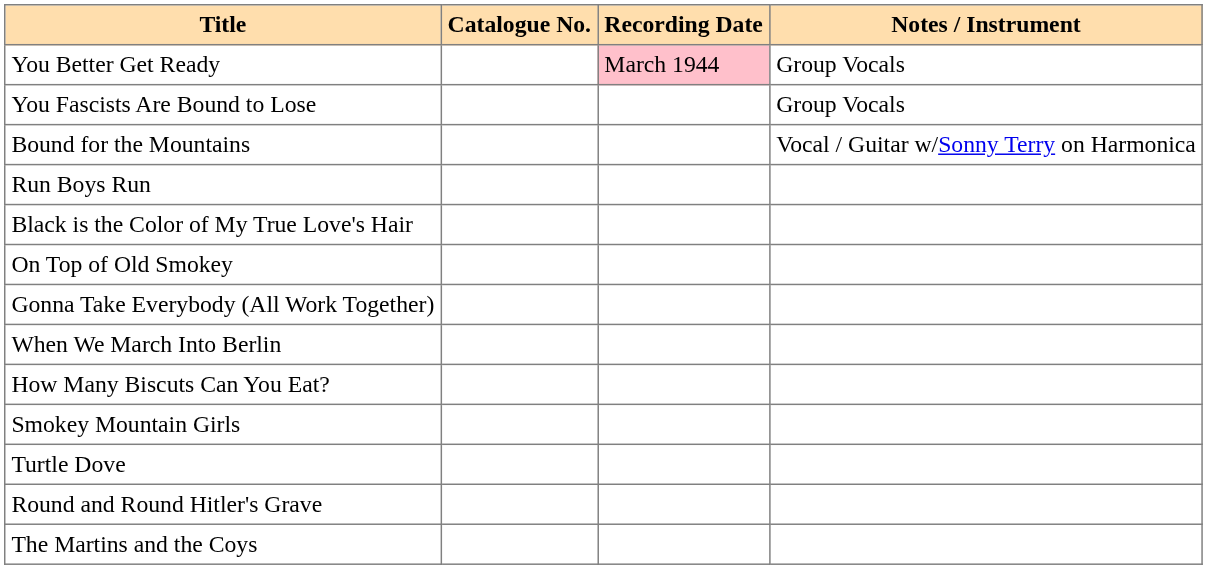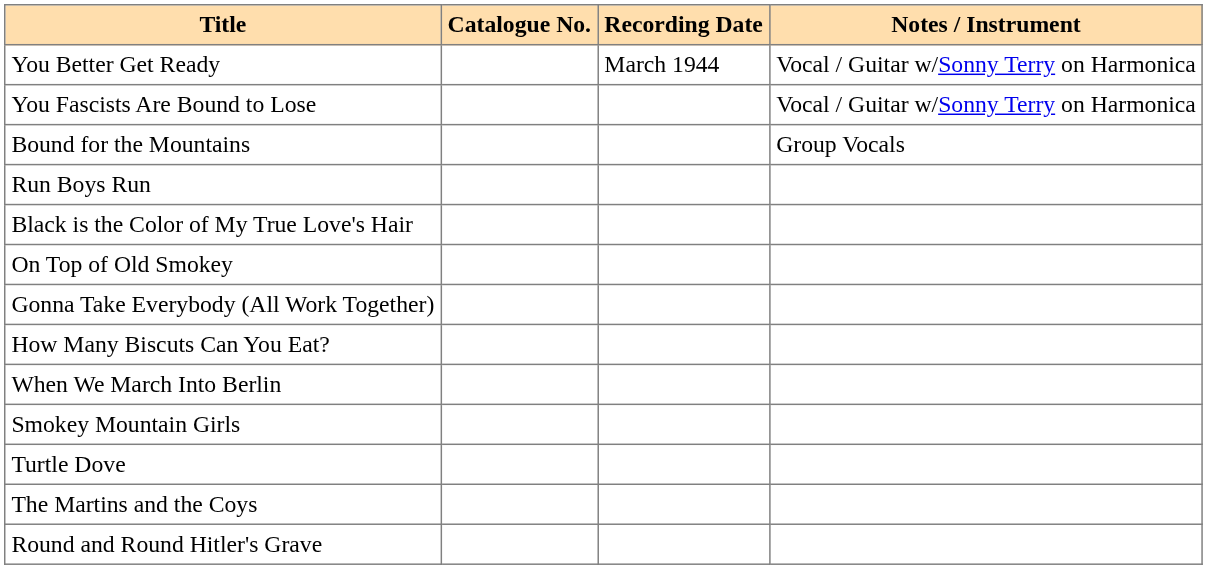(662, 64) pink background -> (662, 64) no background
(841, 64) Group Vocals -> (986, 64) Vocal / Guitar w/Sonny Terry on Harmonica
(841, 104) Group Vocals -> (986, 104) Vocal / Guitar w/Sonny Terry on Harmonica
(986, 144) Vocal / Guitar w/Sonny Terry on Harmonica -> (841, 144) Group Vocals
rows swapped: (146, 344) <-> (171, 384)
rows swapped: (167, 504) <-> (134, 543)
